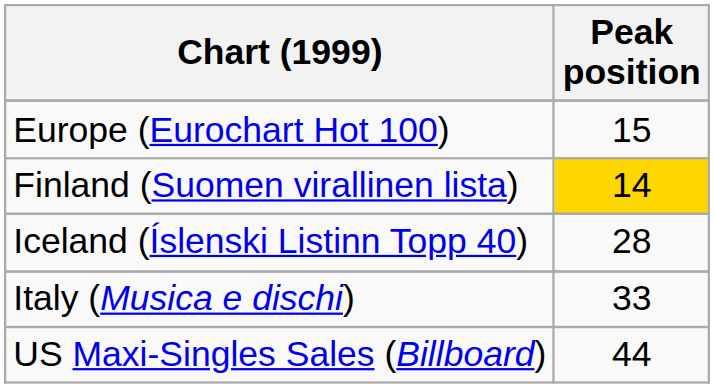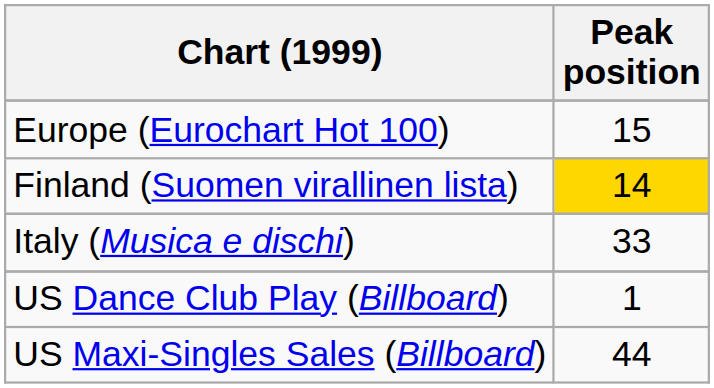- row: (271, 241)
+ row: (261, 297)
